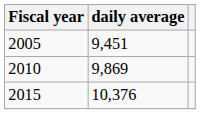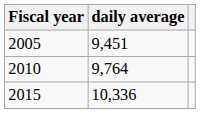(110, 69) 9,869 -> (110, 69) 9,764
(114, 95) 10,376 -> (114, 95) 10,336
